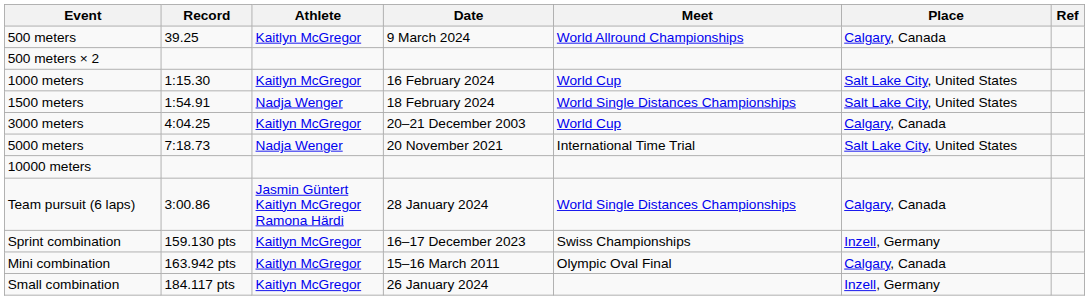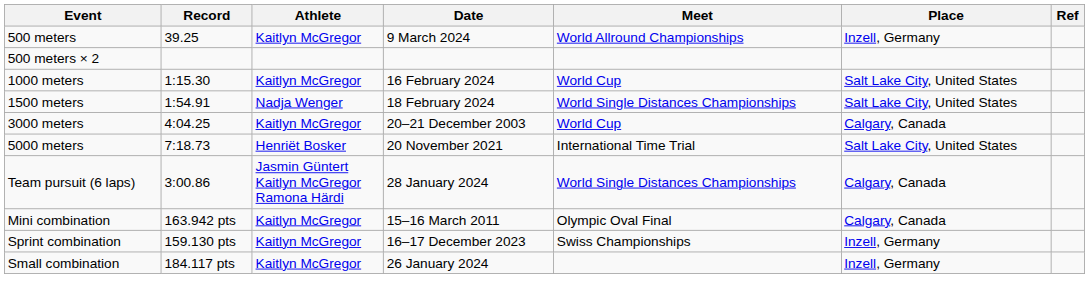(895, 37) Calgary, Canada -> (892, 37) Inzell, Germany
(299, 145) Nadja Wenger -> (301, 145) Henriët Bosker
- row: (49, 167)
rows swapped: (64, 241) <-> (59, 263)
